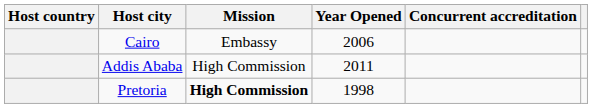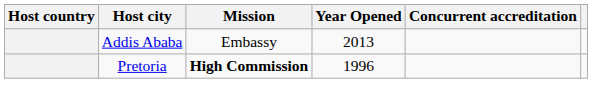- row: (142, 41)
(249, 66) High Commission -> (249, 41) Embassy
(359, 66) 2011 -> (359, 41) 2013
(359, 90) 1998 -> (359, 66) 1996
